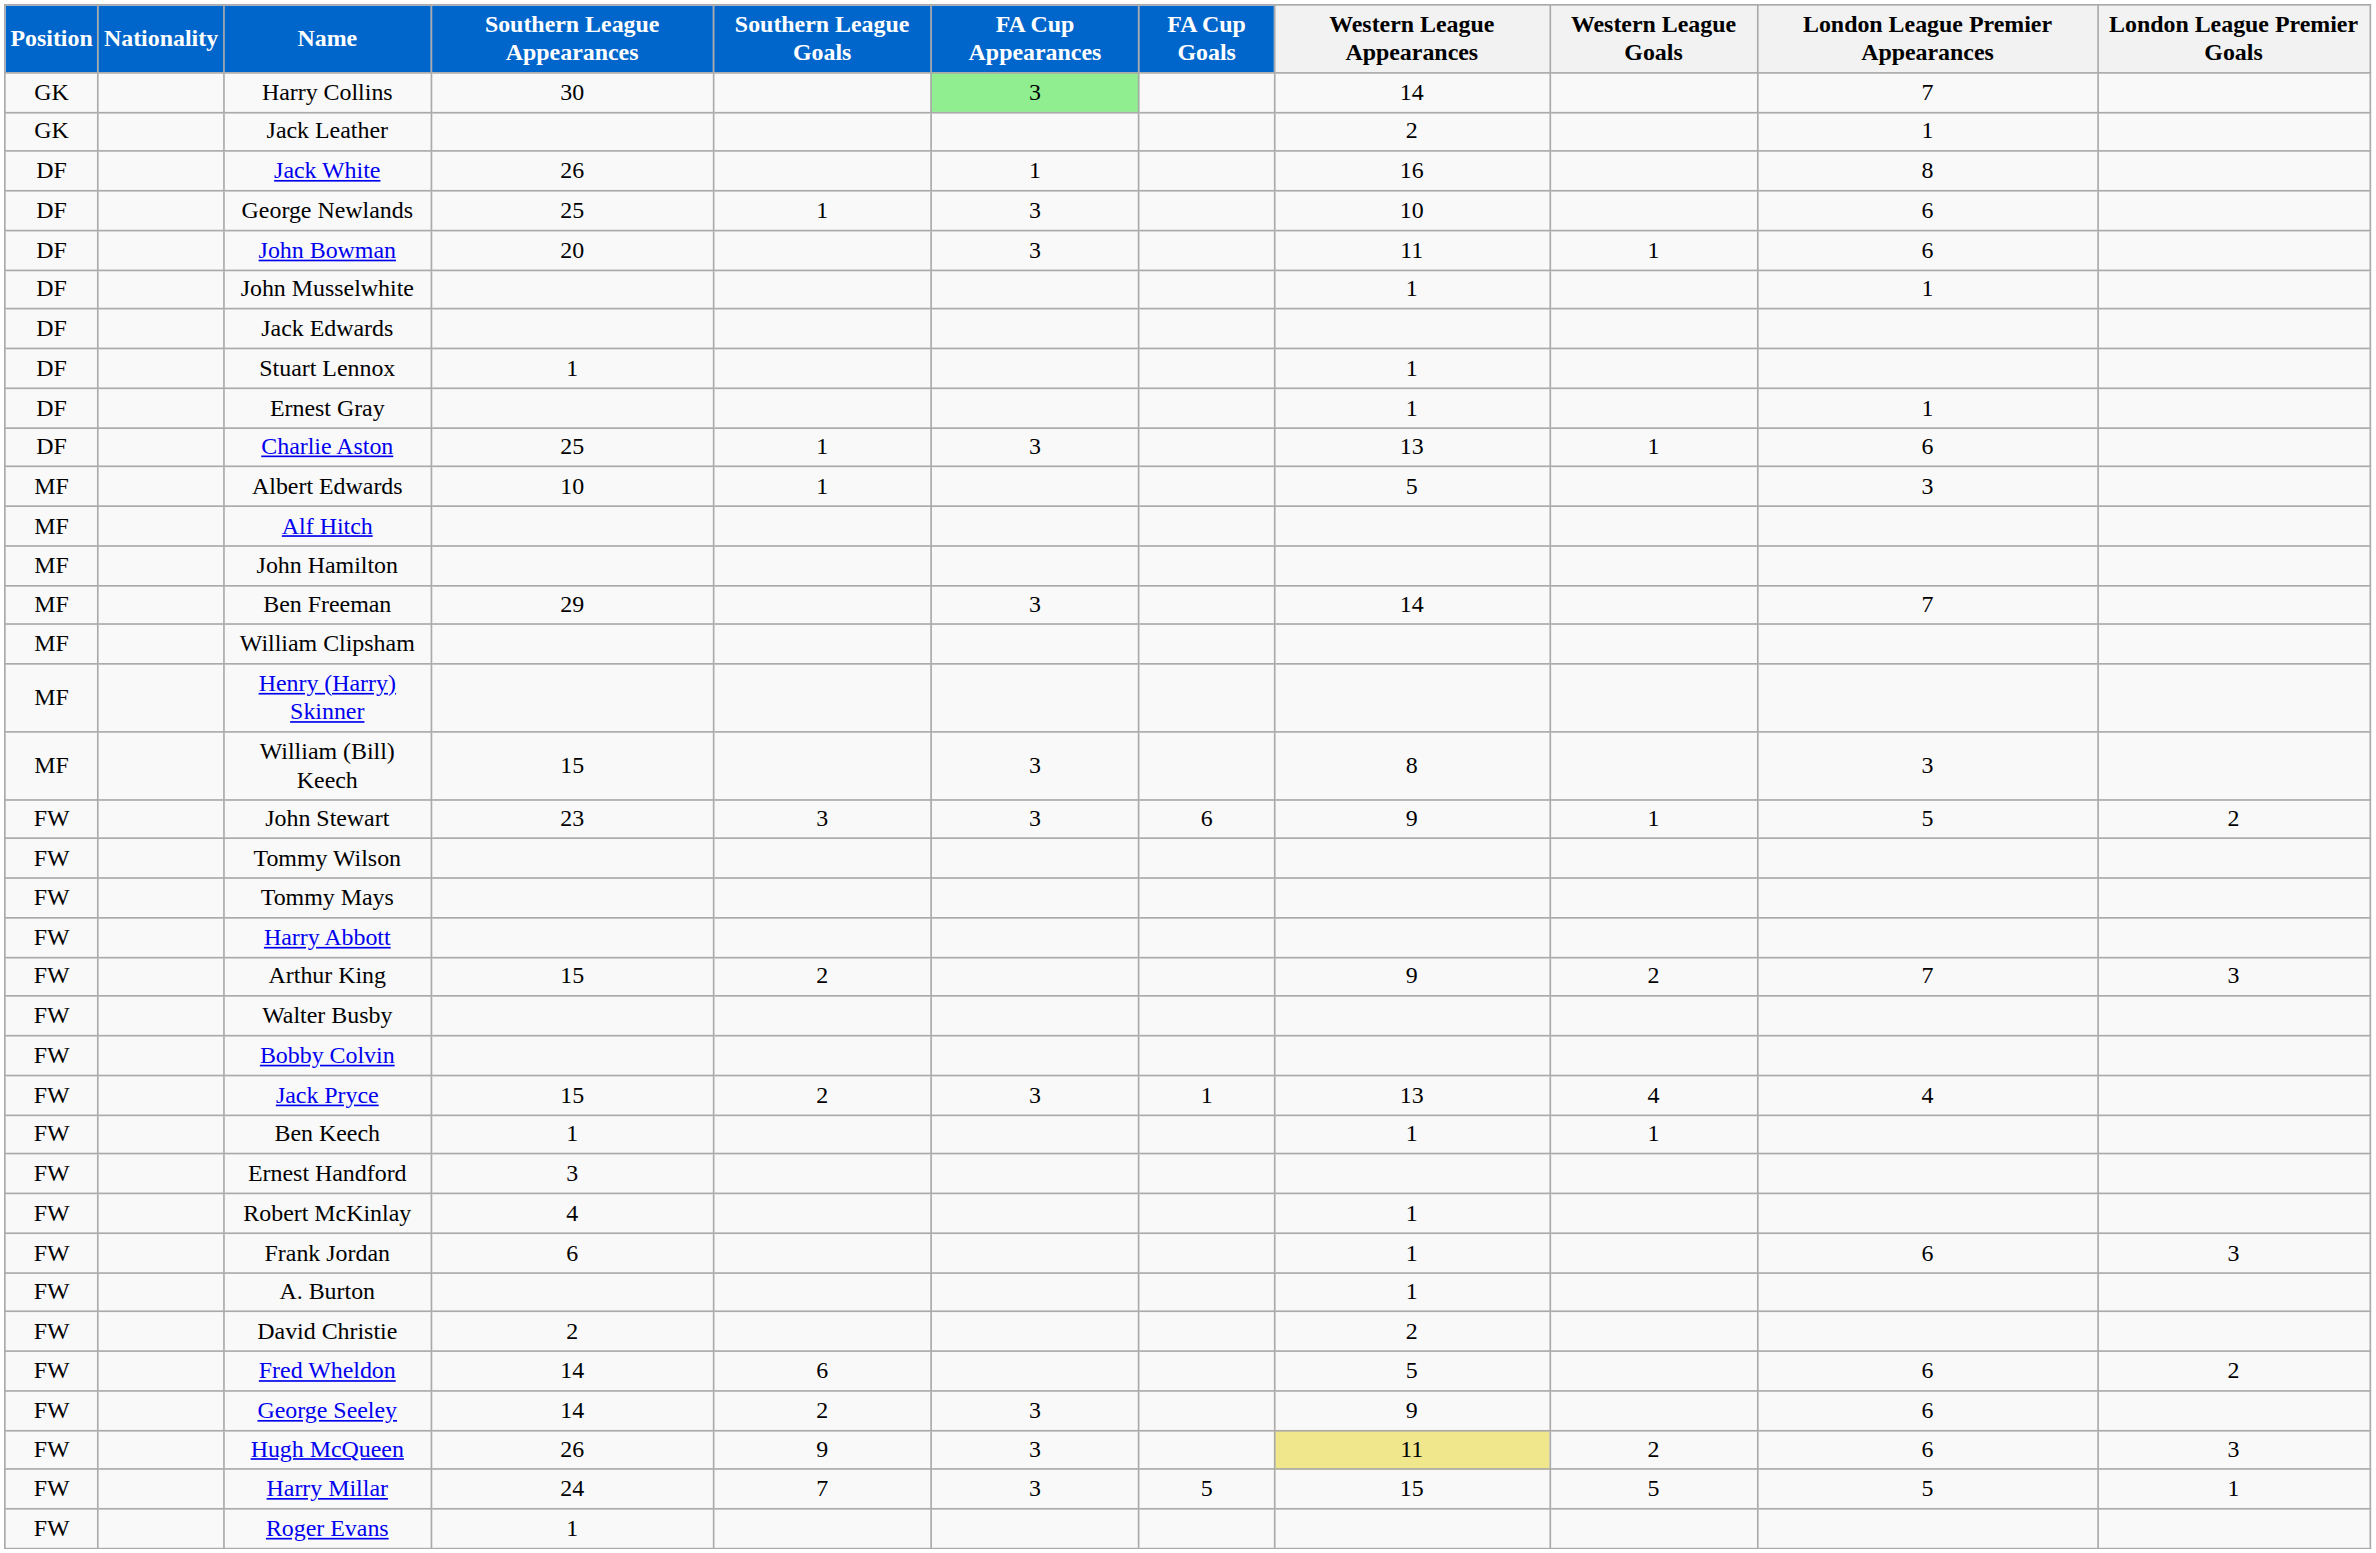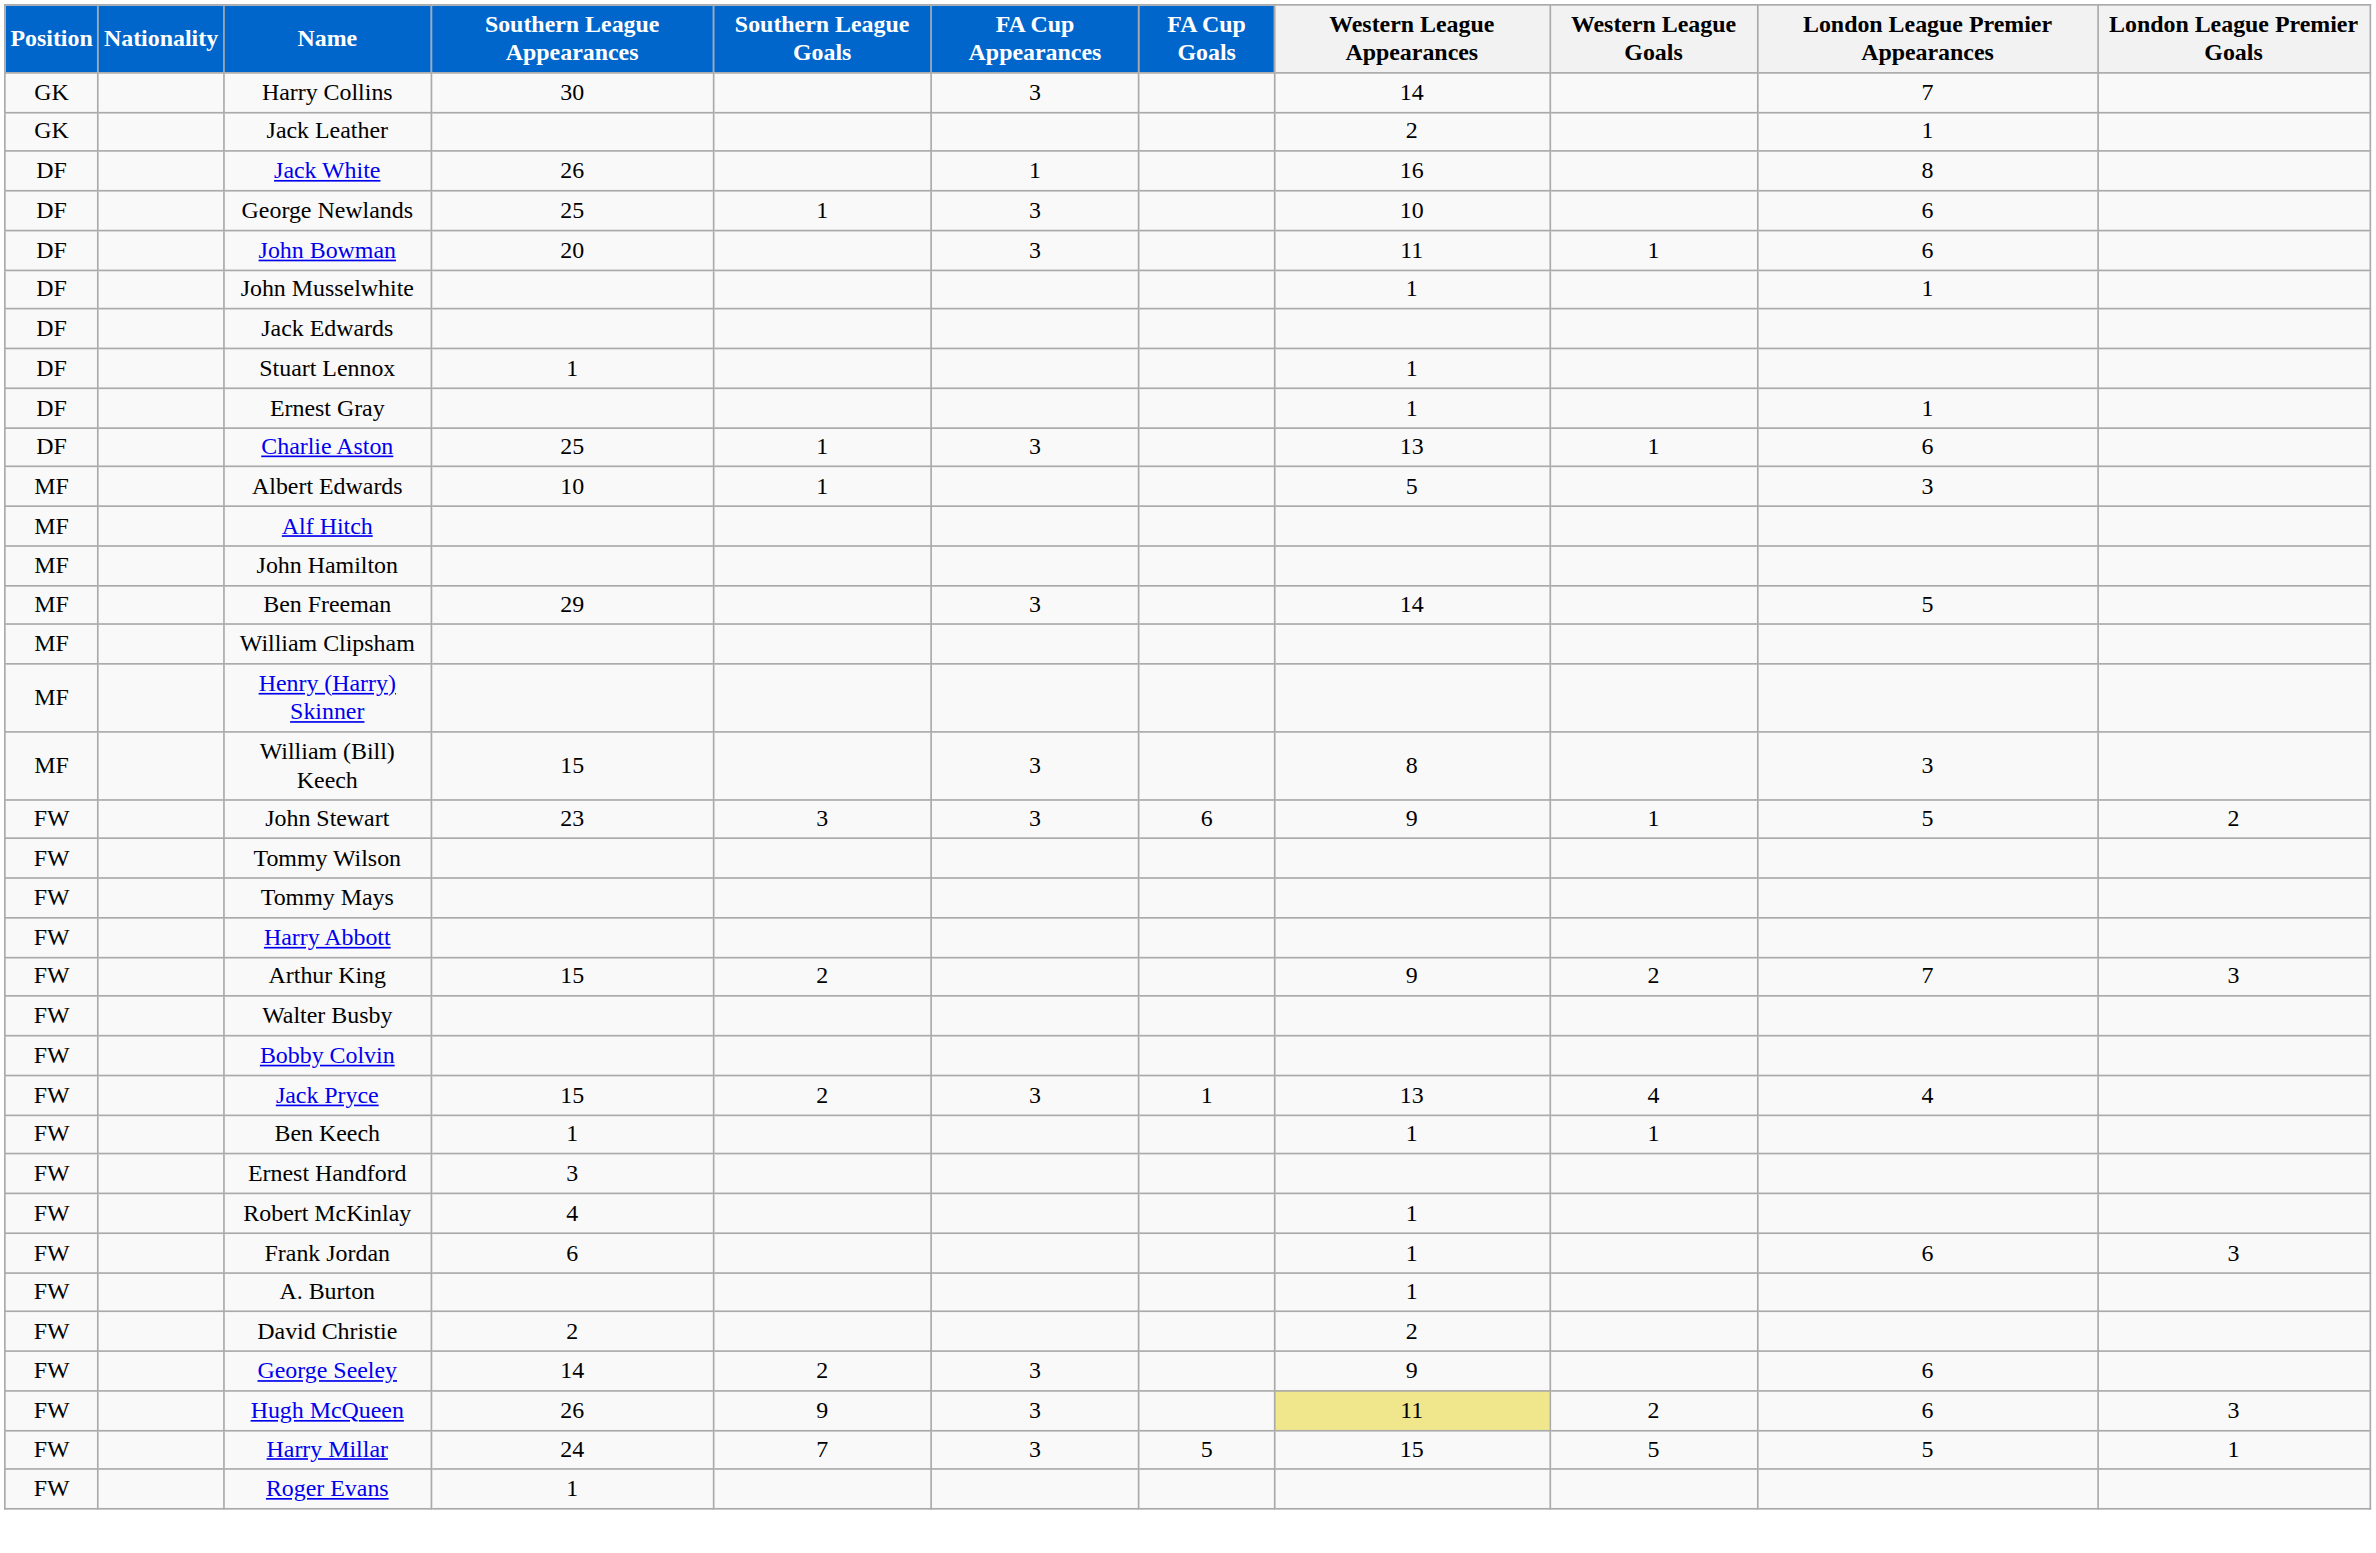(1035, 92) lightgreen background -> (1035, 92) no background
(1927, 604) 7 -> (1927, 604) 5
- row: (327, 1370)
